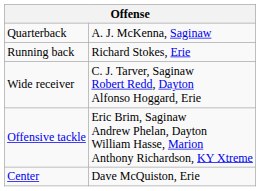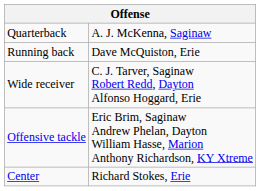(141, 52) Richard Stokes, Erie -> (146, 52) Dave McQuiston, Erie
(146, 176) Dave McQuiston, Erie -> (141, 176) Richard Stokes, Erie
